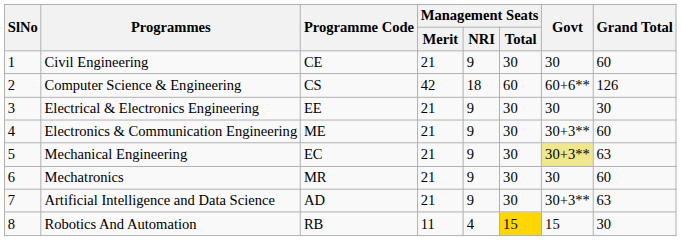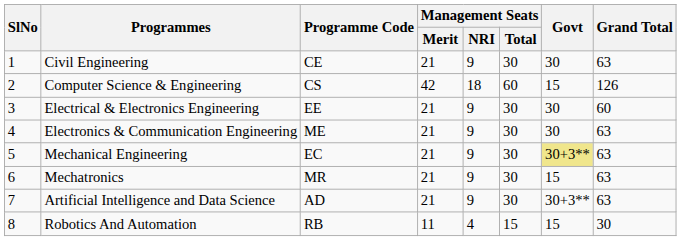(604, 62) 60 -> (604, 62) 63
(567, 85) 60+6** -> (552, 85) 15
(604, 108) 30 -> (604, 108) 60
(567, 131) 30+3** -> (552, 131) 30
(604, 131) 60 -> (604, 131) 63
(552, 177) 30 -> (552, 177) 15
(604, 177) 60 -> (604, 177) 63
(510, 223) gold background -> (510, 223) no background
